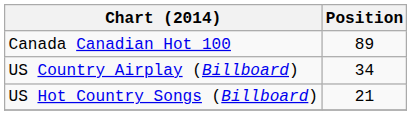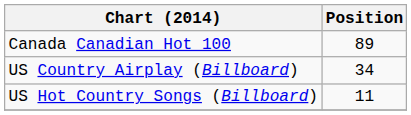(364, 97) 21 -> (364, 97) 11
